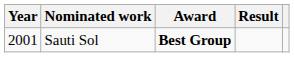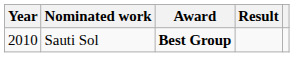(23, 39) 2001 -> (23, 39) 2010
